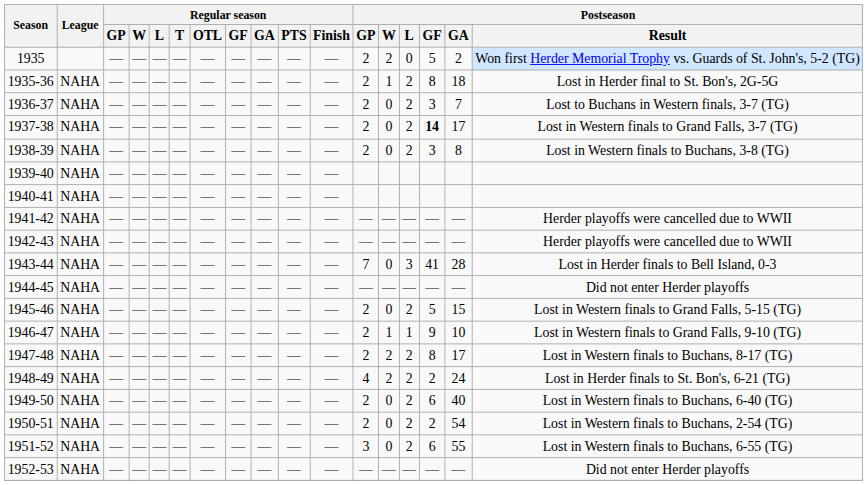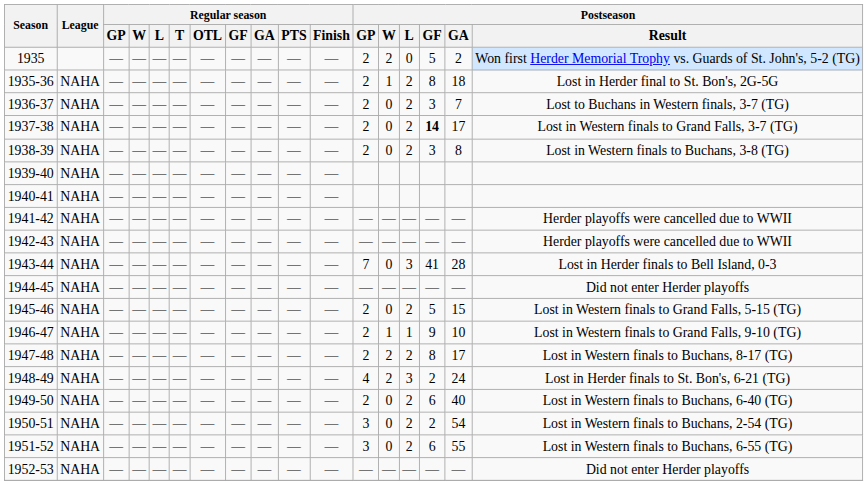(409, 378) 2 -> (409, 378) 3
(366, 423) 2 -> (366, 423) 3
